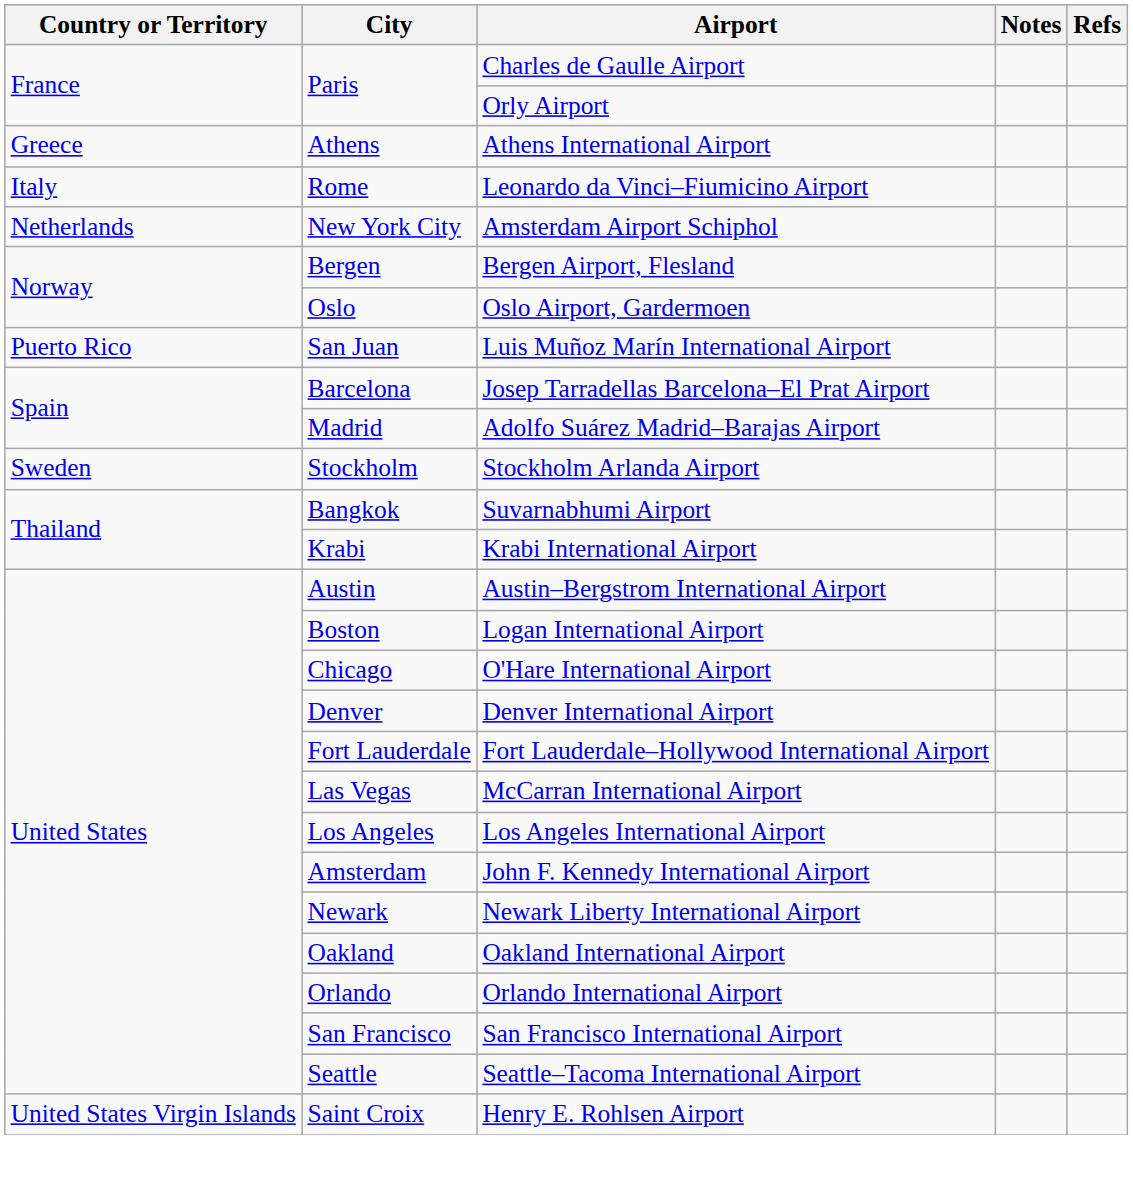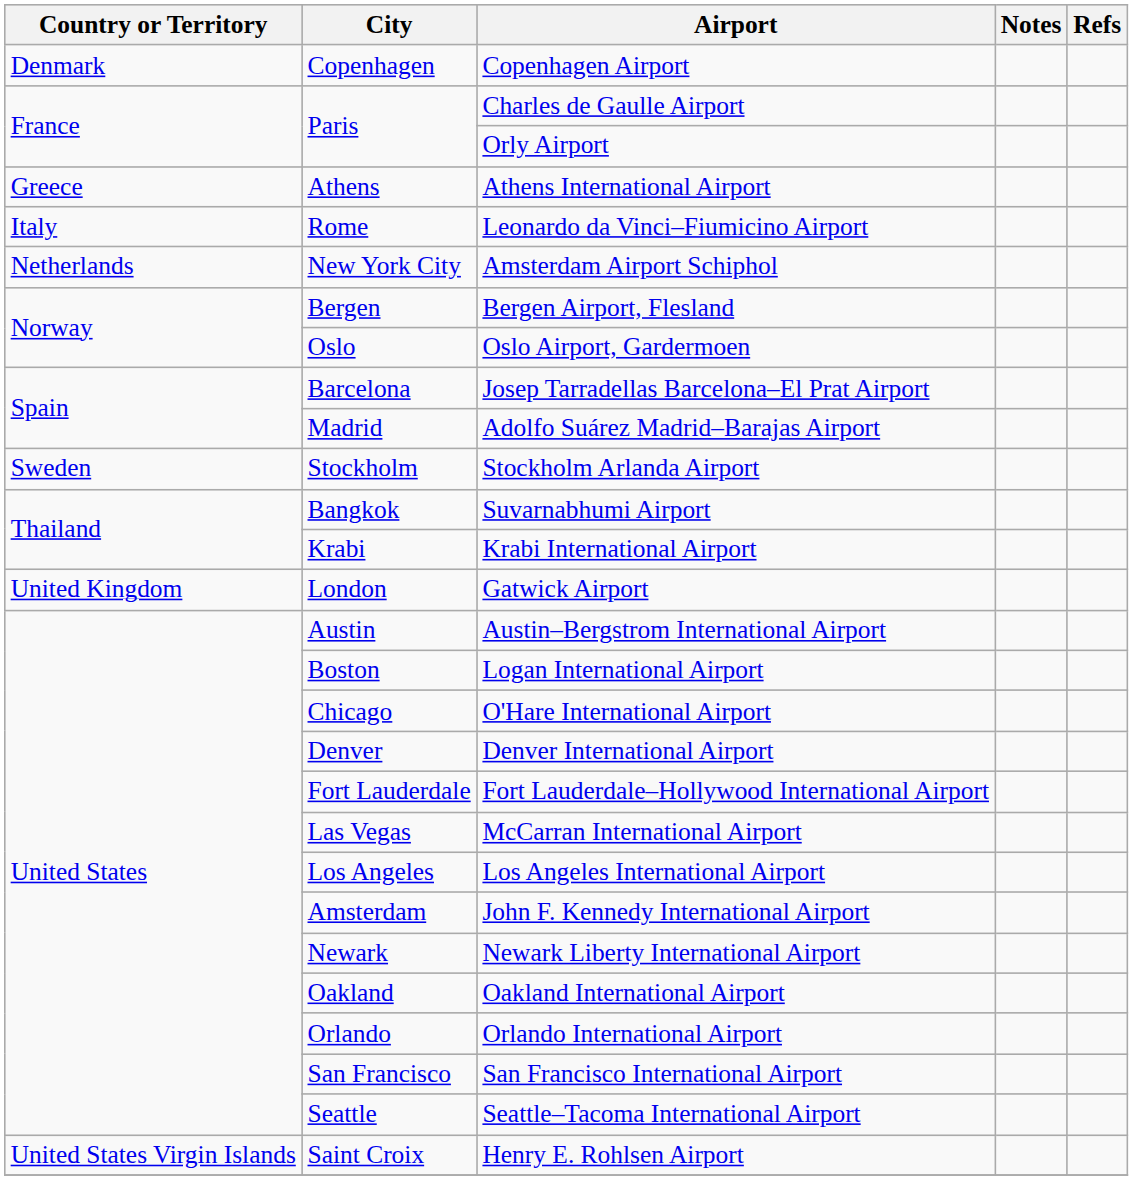+ row: (586, 65)
- row: (687, 347)
+ row: (565, 589)
